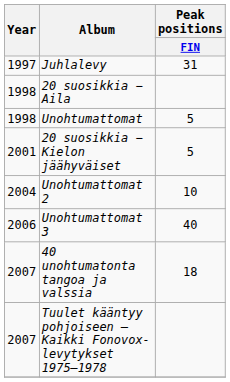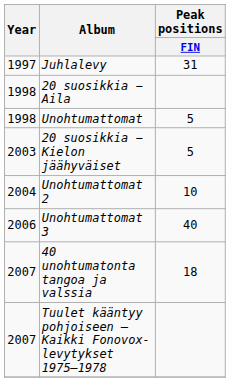(22, 152) 2001 -> (22, 152) 2003
